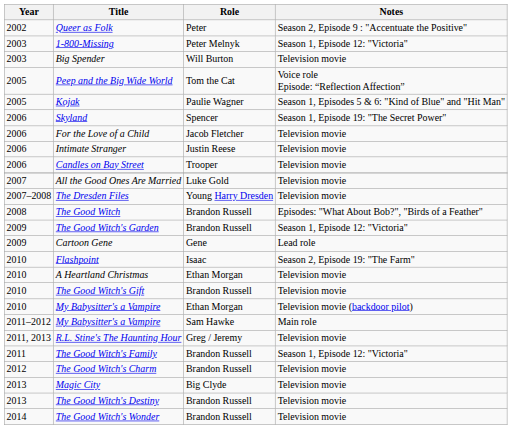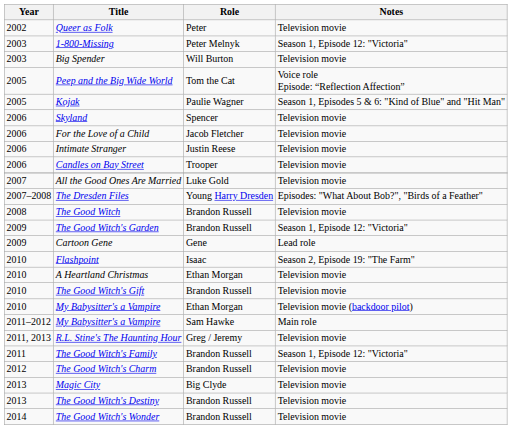(372, 28) Season 2, Episode 9 : "Accentuate the Positive" -> (312, 28) Television movie
(362, 117) Season 1, Episode 19: "The Secret Power" -> (312, 117) Television movie
(312, 196) Television movie -> (380, 196) Episodes: "What About Bob?", "Birds of a Feather"
(380, 212) Episodes: "What About Bob?", "Birds of a Feather" -> (312, 212) Television movie
